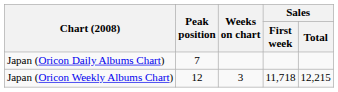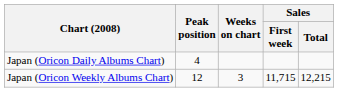(197, 60) 7 -> (197, 60) 4
(280, 78) 11,718 -> (280, 78) 11,715
